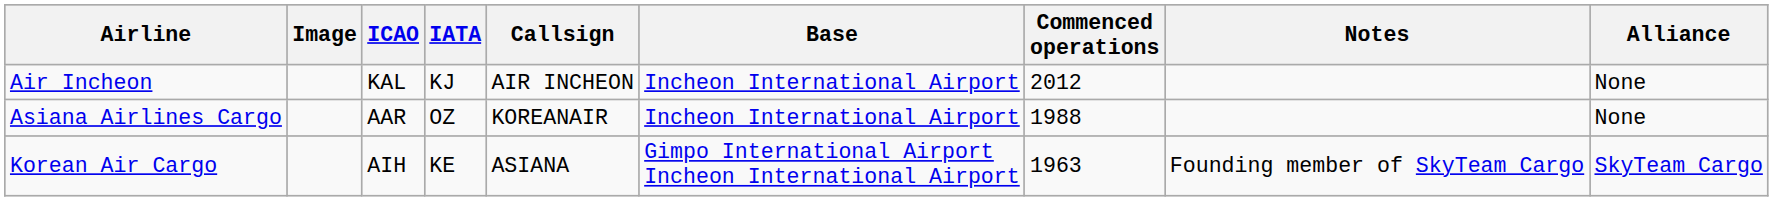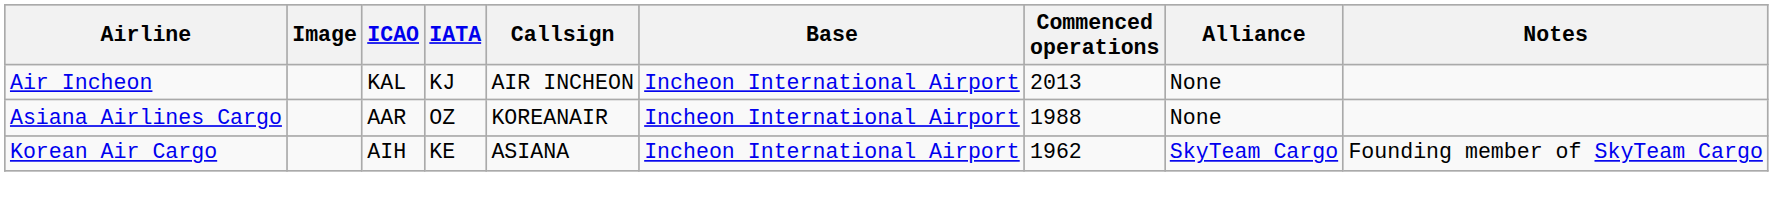columns swapped: (1679, 35) <-> (1377, 35)
(1056, 82) 2012 -> (1056, 82) 2013
(832, 165) Gimpo International Airport Incheon International Airport -> (832, 153) Incheon International Airport
(1056, 165) 1963 -> (1056, 153) 1962
